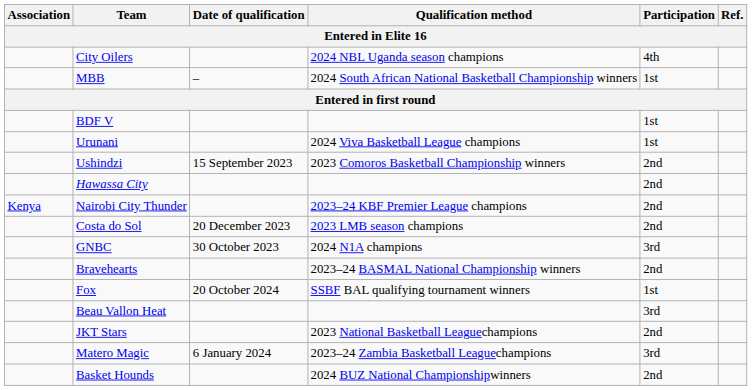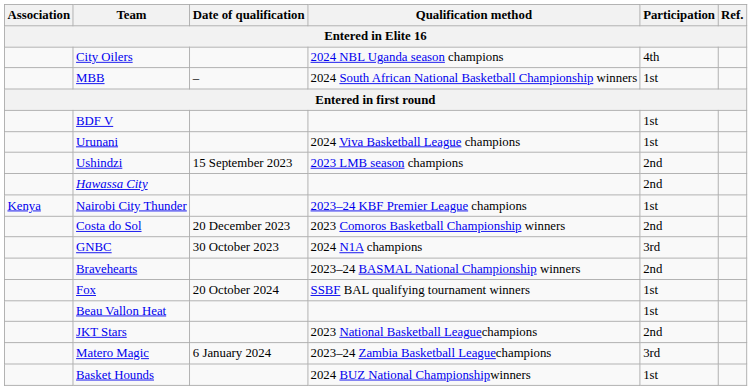(438, 163) 2023 Comoros Basketball Championship winners -> (387, 163) 2023 LMB season champions
(653, 205) 2nd -> (651, 205) 1st
(387, 226) 2023 LMB season champions -> (438, 226) 2023 Comoros Basketball Championship winners
(652, 311) 3rd -> (651, 311) 1st
(653, 374) 2nd -> (651, 374) 1st
